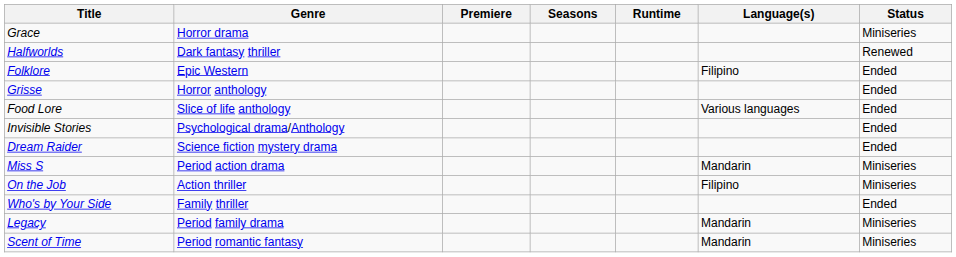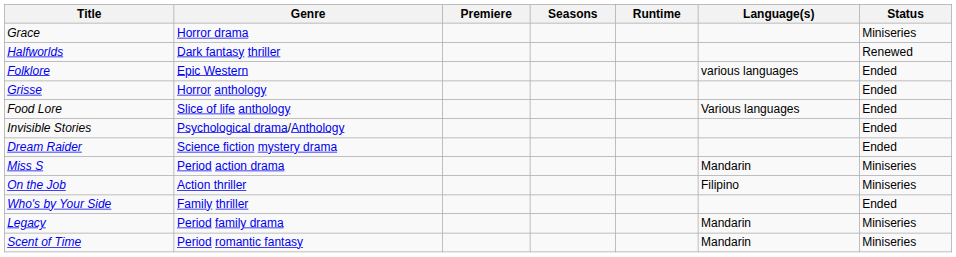(720, 71) Filipino -> (750, 71) various languages
